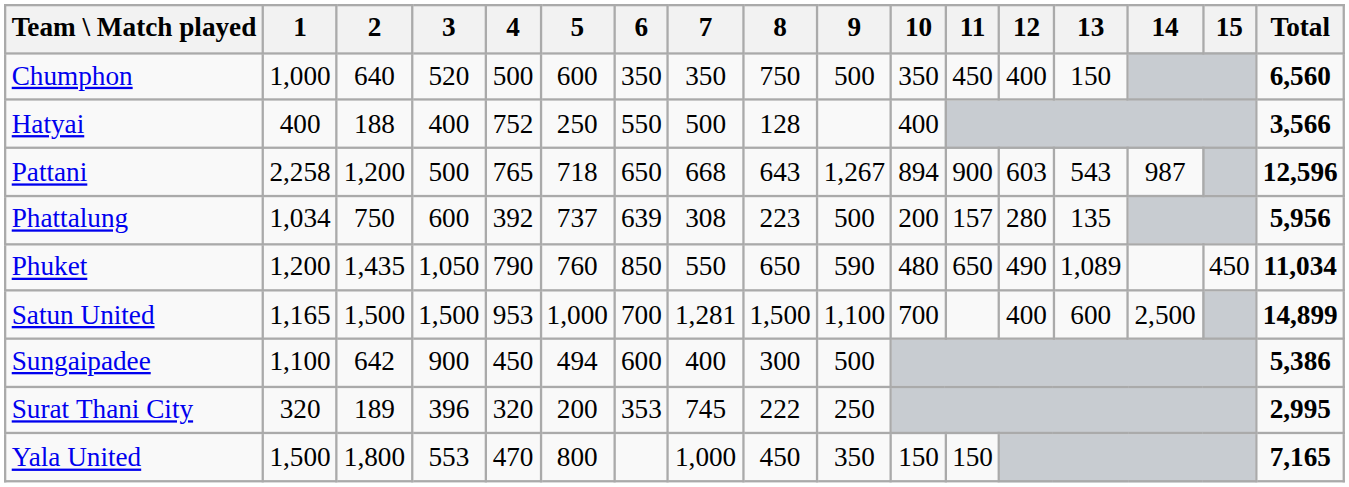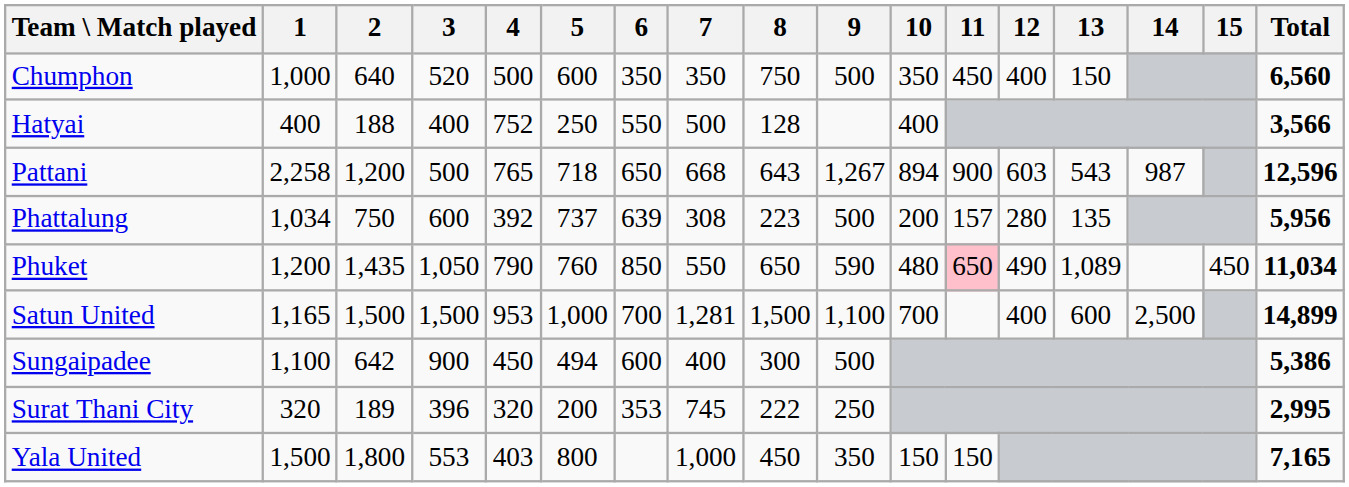(973, 266) no background -> (973, 266) pink background
(513, 457) 470 -> (513, 457) 403
